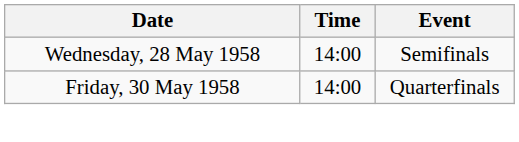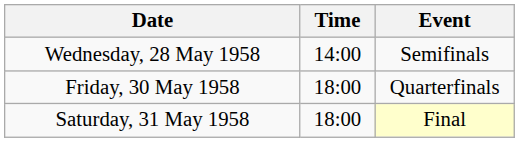(338, 86) 14:00 -> (338, 86) 18:00
+ row: (152, 119)
